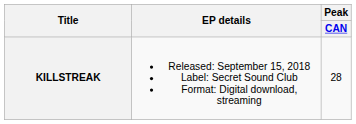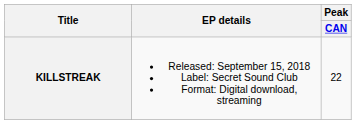(336, 78) 28 -> (336, 78) 22
